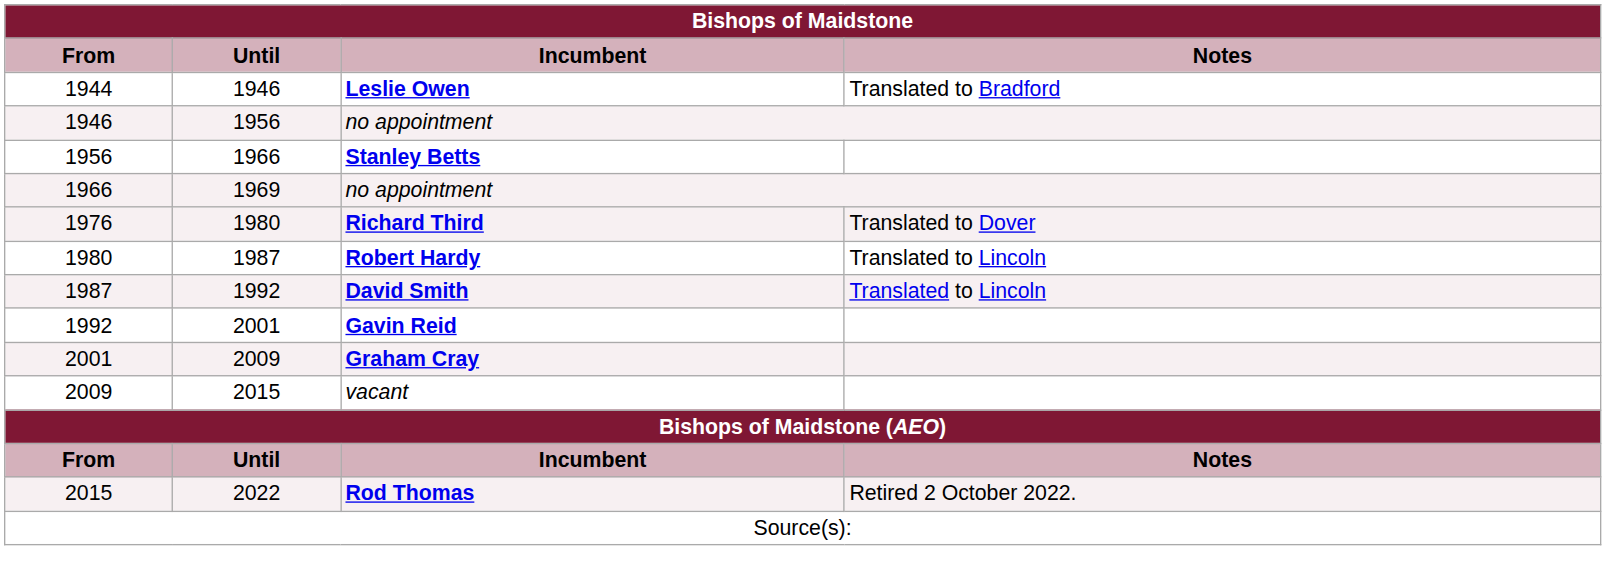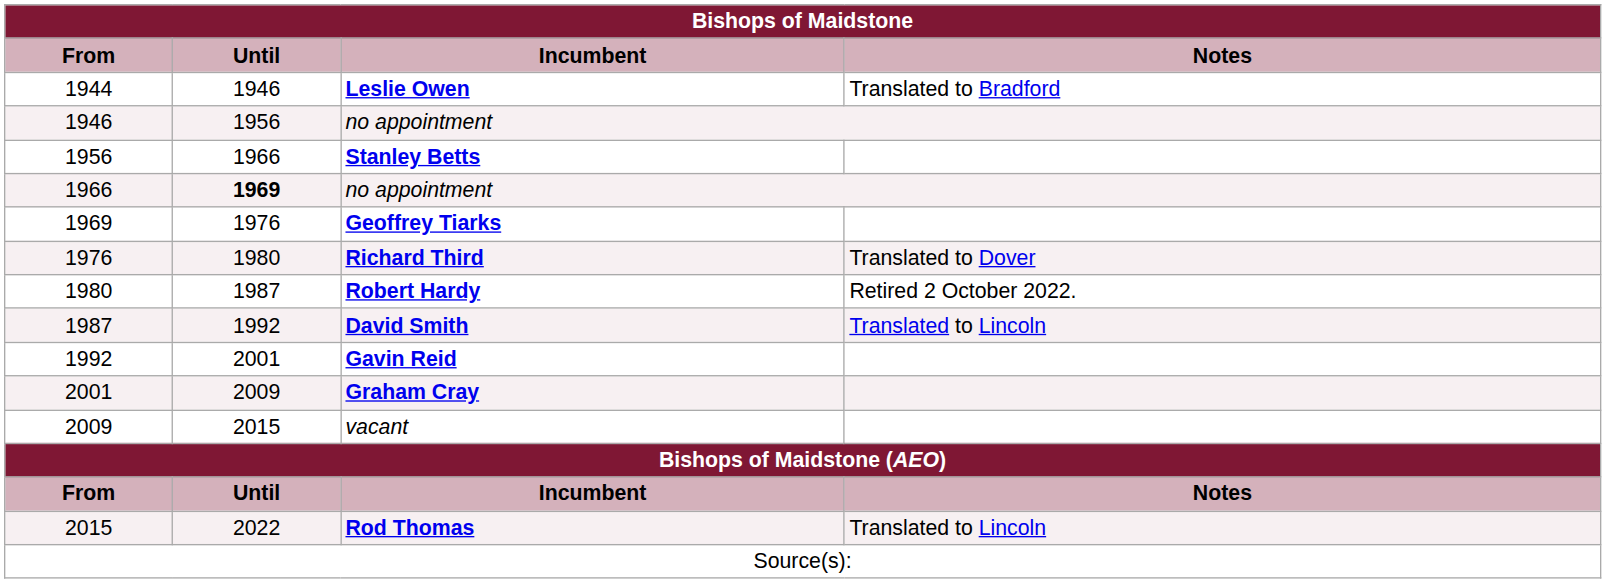(257, 190) normal -> (257, 190) bold
+ row: (89, 223)
(948, 257) Translated to Lincoln -> (963, 291) Retired 2 October 2022.
(963, 493) Retired 2 October 2022. -> (948, 527) Translated to Lincoln
